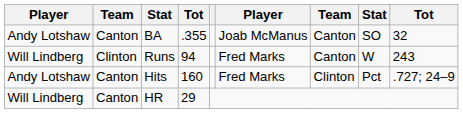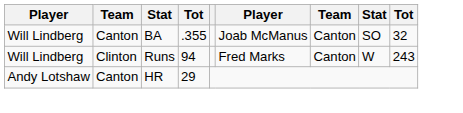(49, 35) Andy Lotshaw -> (45, 35) Will Lindberg
- row: (156, 77)
(45, 98) Will Lindberg -> (49, 77) Andy Lotshaw
